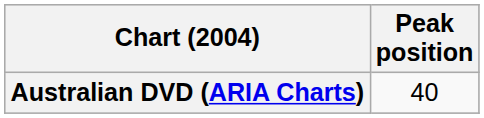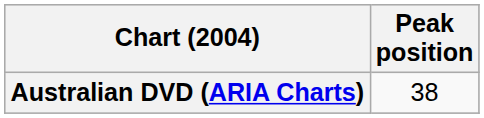(425, 92) 40 -> (425, 92) 38
